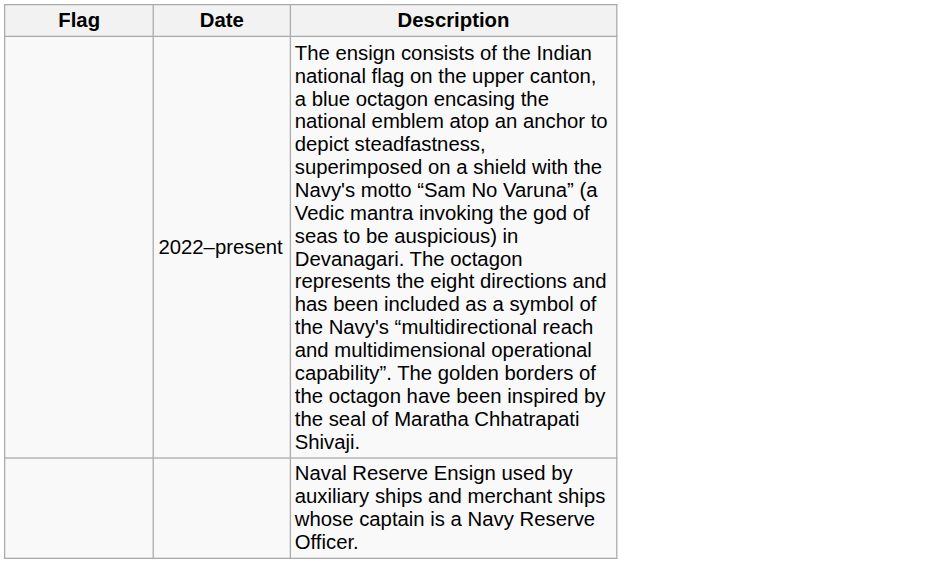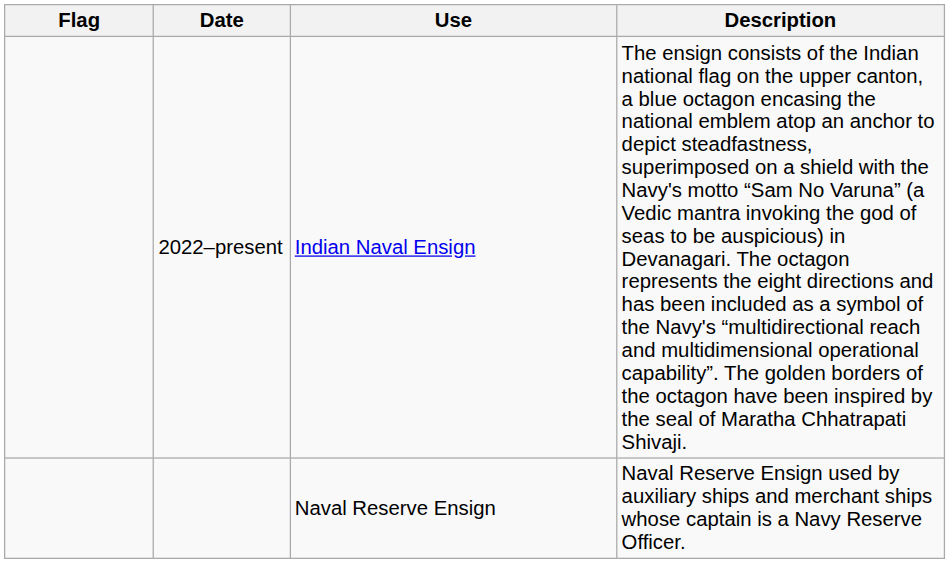+ column: (453, 20)
